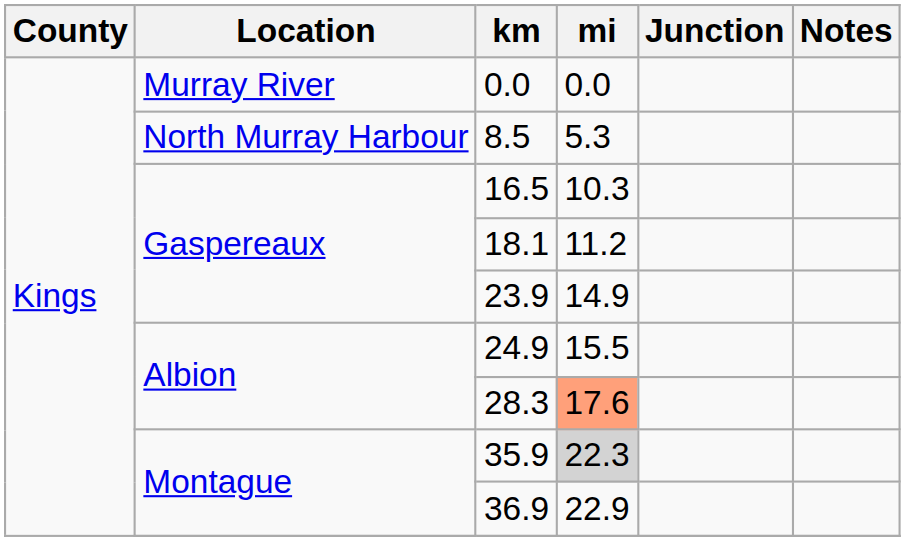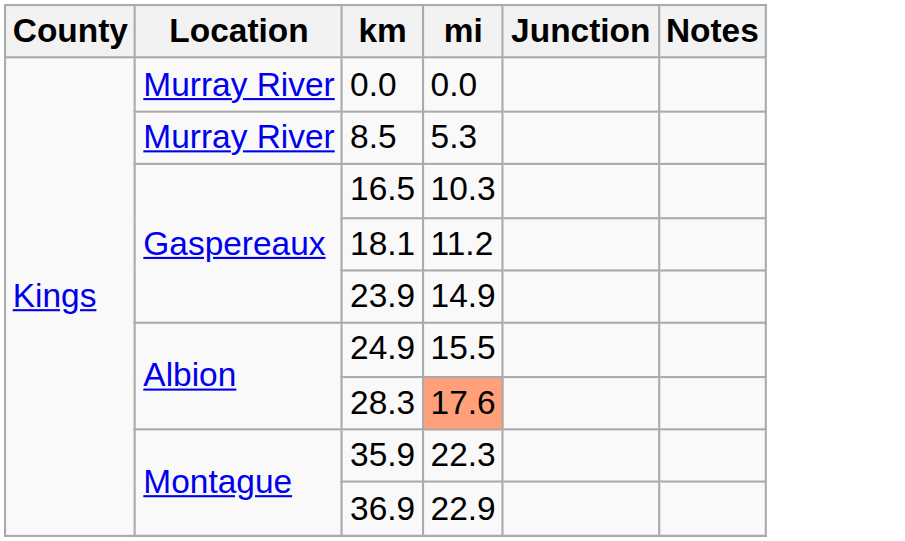(306, 137) North Murray Harbour -> (239, 137) Murray River
(597, 455) lightgrey background -> (463, 455) no background
